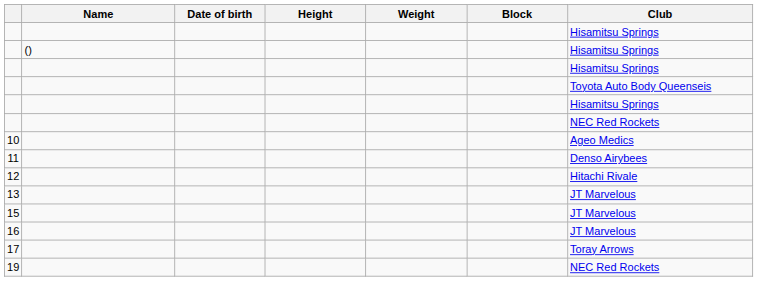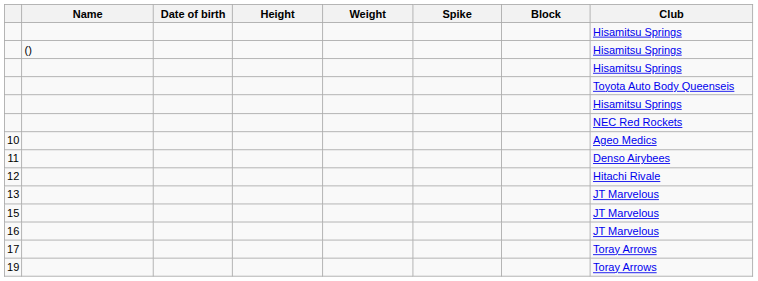+ column: (457, 13)
(615, 267) NEC Red Rockets -> (625, 267) Toray Arrows
